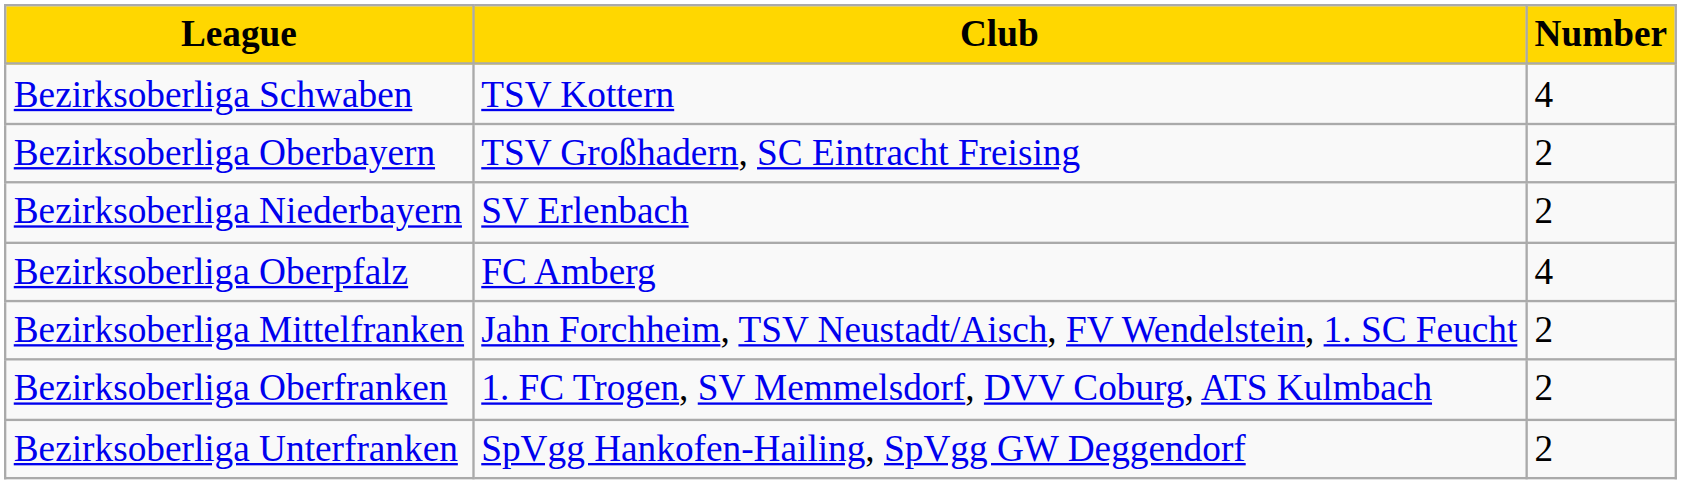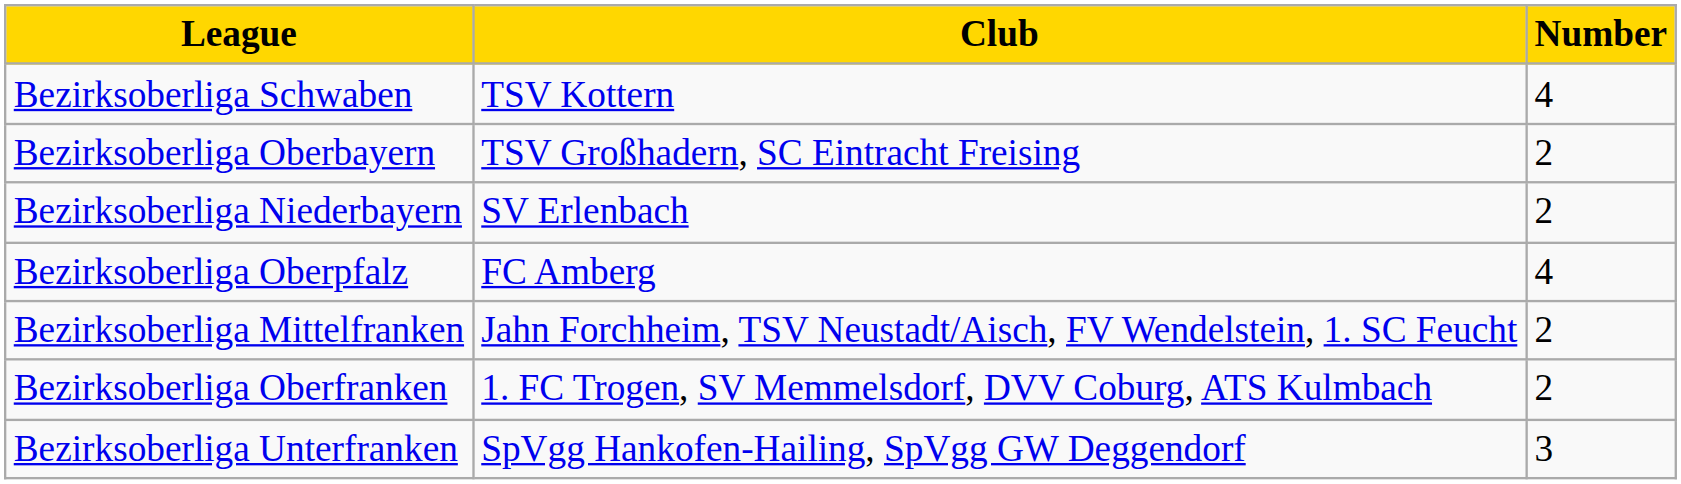(1544, 447) 2 -> (1544, 447) 3
